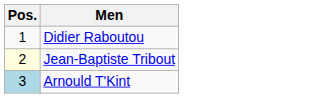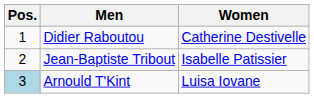+ column: (244, 15)
(22, 59) lightyellow background -> (22, 59) no background
